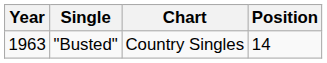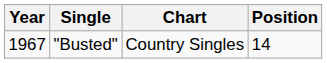(27, 44) 1963 -> (27, 44) 1967
